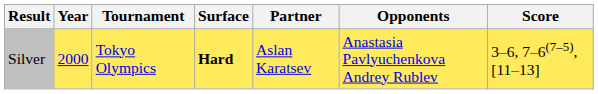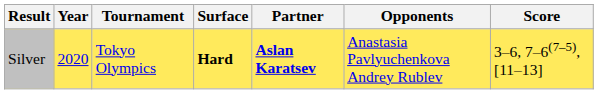(73, 58) 2000 -> (73, 58) 2020
(284, 58) normal -> (286, 58) bold
